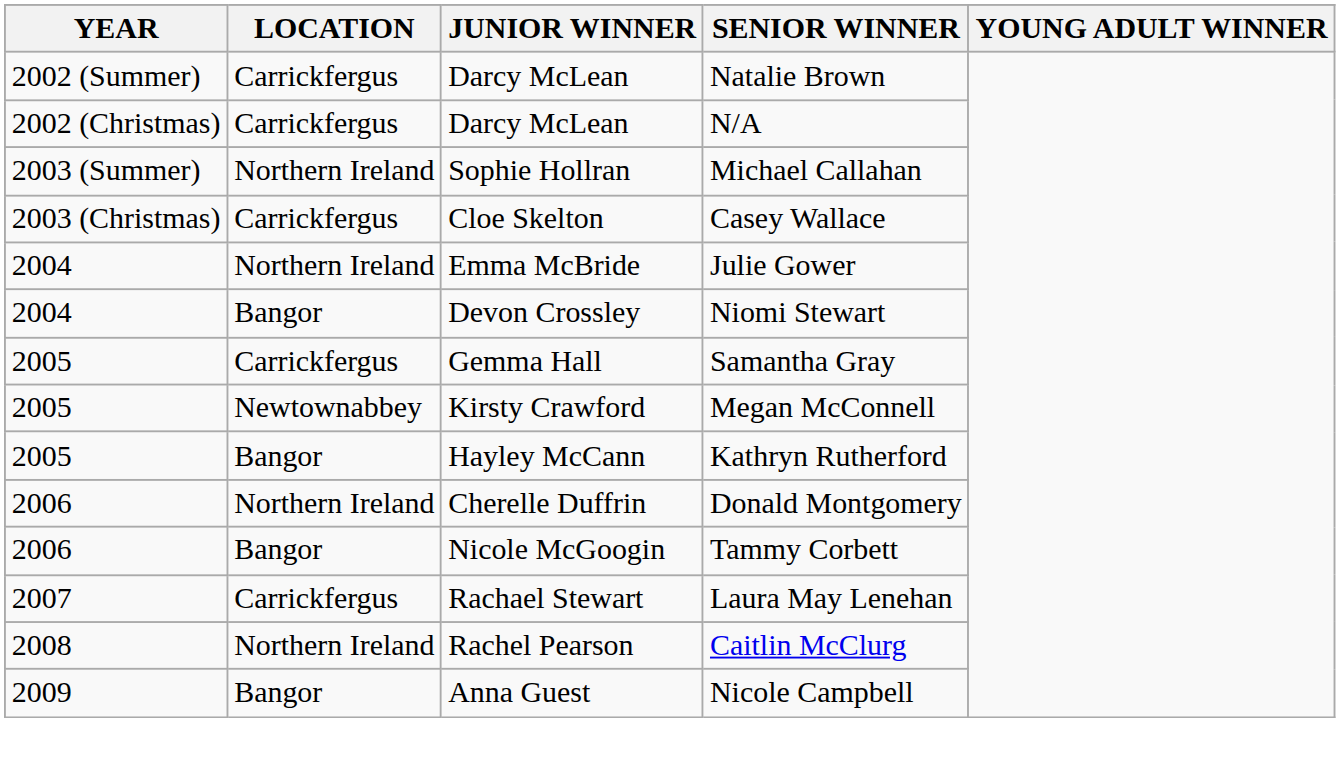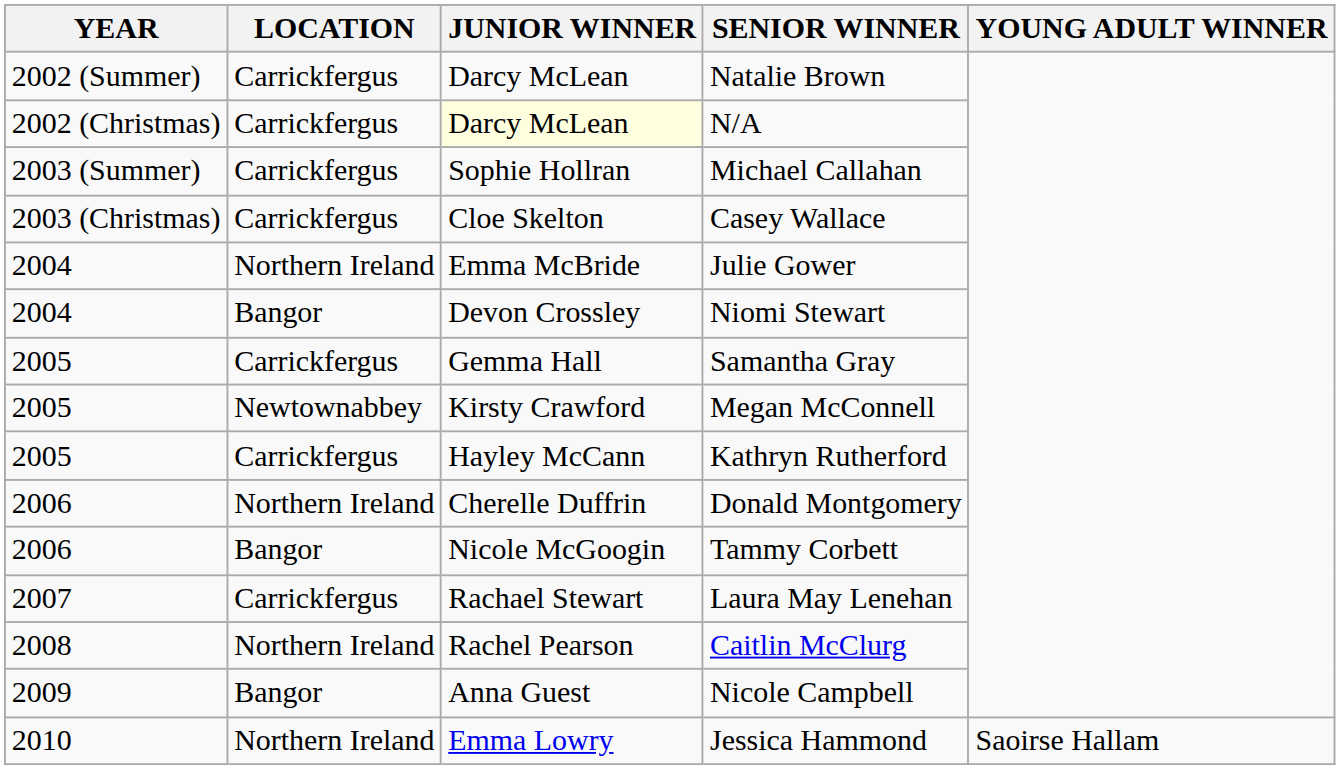(538, 123) no background -> (538, 123) lightyellow background
(334, 170) Northern Ireland -> (316, 170) Carrickfergus
(278, 455) Bangor -> (316, 455) Carrickfergus
+ row: (818, 739)
